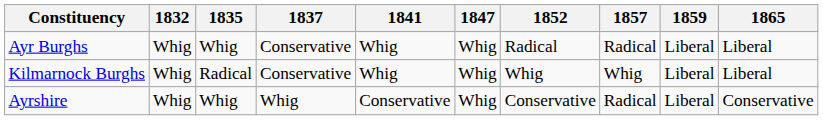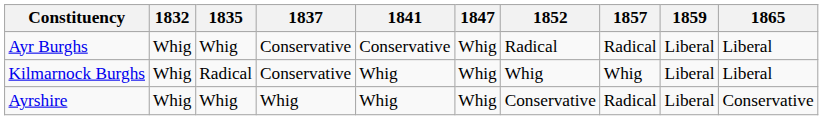(378, 45) Whig -> (405, 45) Conservative
(405, 100) Conservative -> (378, 100) Whig
